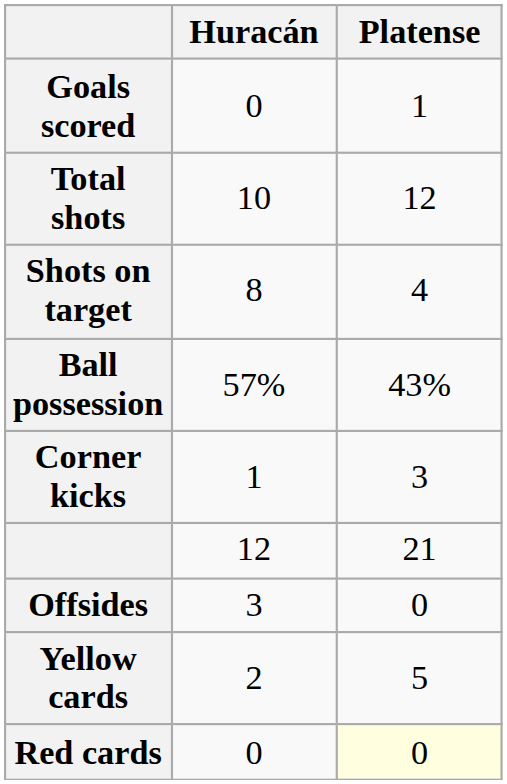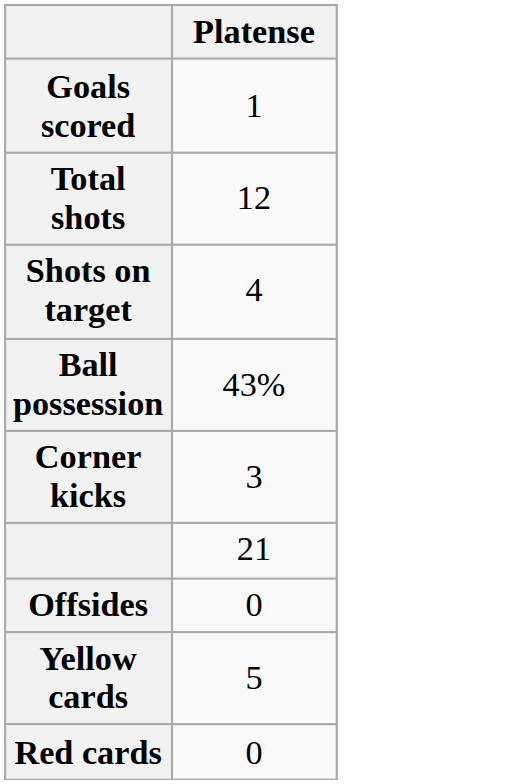- column: (254, 31)
(420, 751) lightyellow background -> (254, 751) no background
